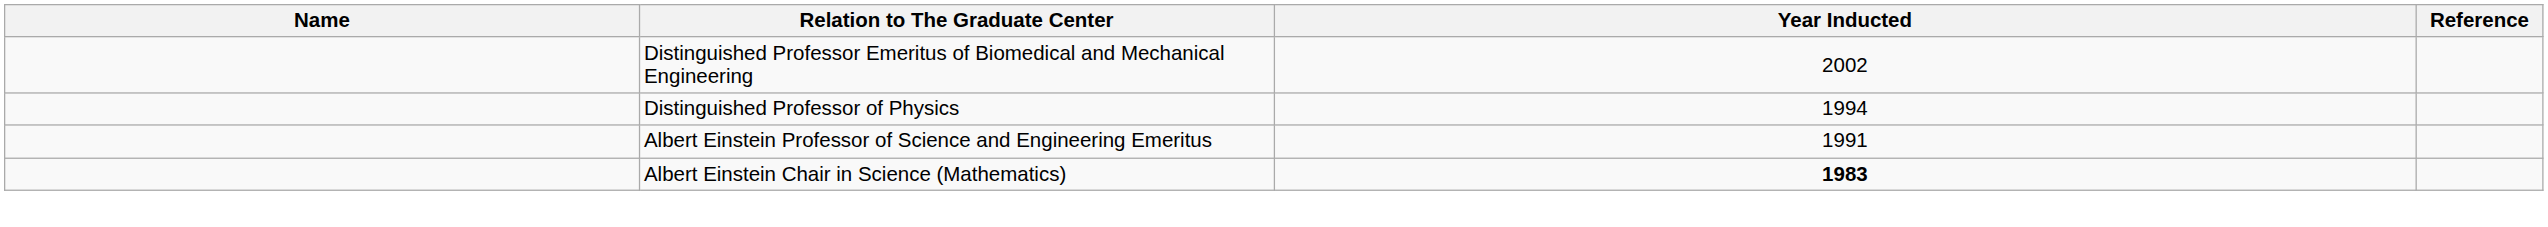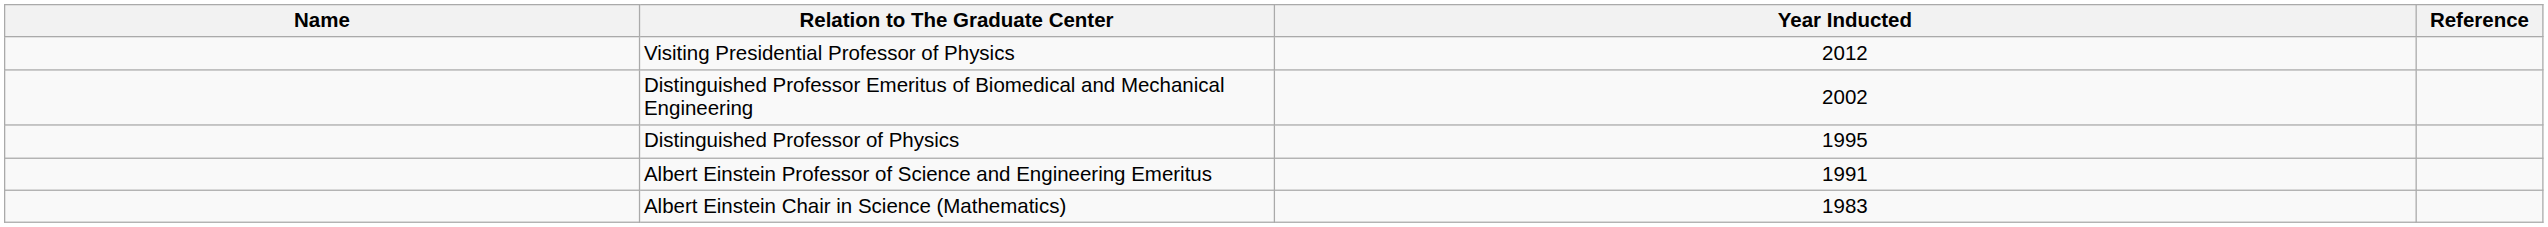+ row: (829, 53)
(1845, 108) 1994 -> (1845, 141) 1995
(1845, 173) bold -> (1845, 206) normal
